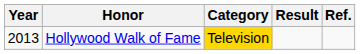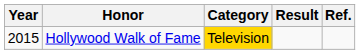(23, 37) 2013 -> (23, 37) 2015
